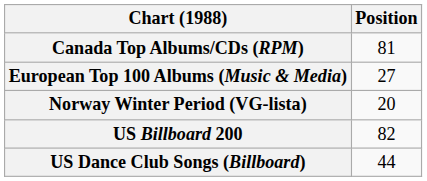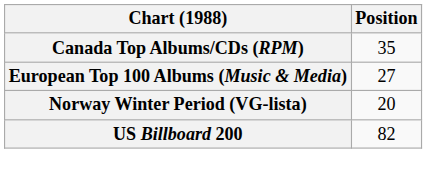(386, 47) 81 -> (386, 47) 35
- row: (178, 162)
